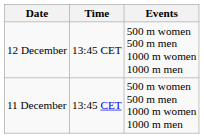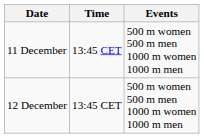rows swapped: (37, 105) <-> (37, 50)
